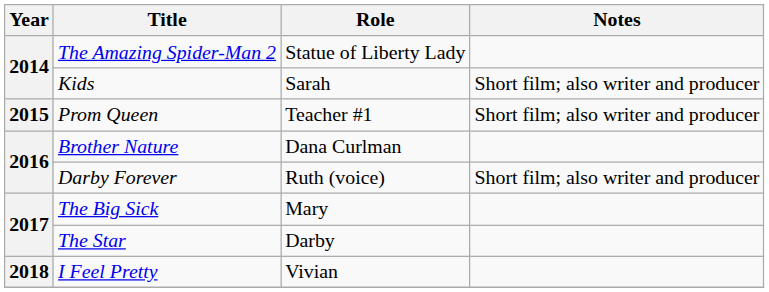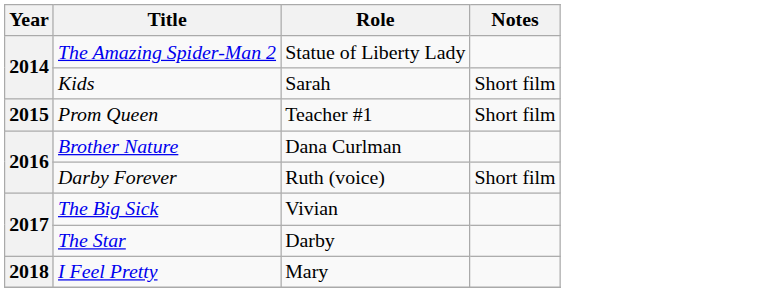(617, 83) Short film; also writer and producer -> (515, 83) Short film
(617, 114) Short film; also writer and producer -> (515, 114) Short film
(617, 177) Short film; also writer and producer -> (515, 177) Short film
(307, 209) Mary -> (312, 209) Vivian
(312, 271) Vivian -> (307, 271) Mary
